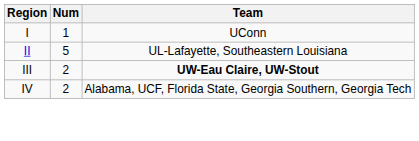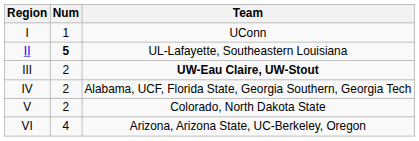(66, 51) normal -> (66, 51) bold
+ row: (27, 107)
+ row: (27, 126)
